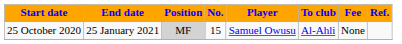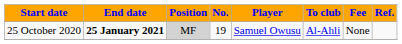(123, 30) normal -> (125, 30) bold
(215, 30) 15 -> (220, 30) 19
